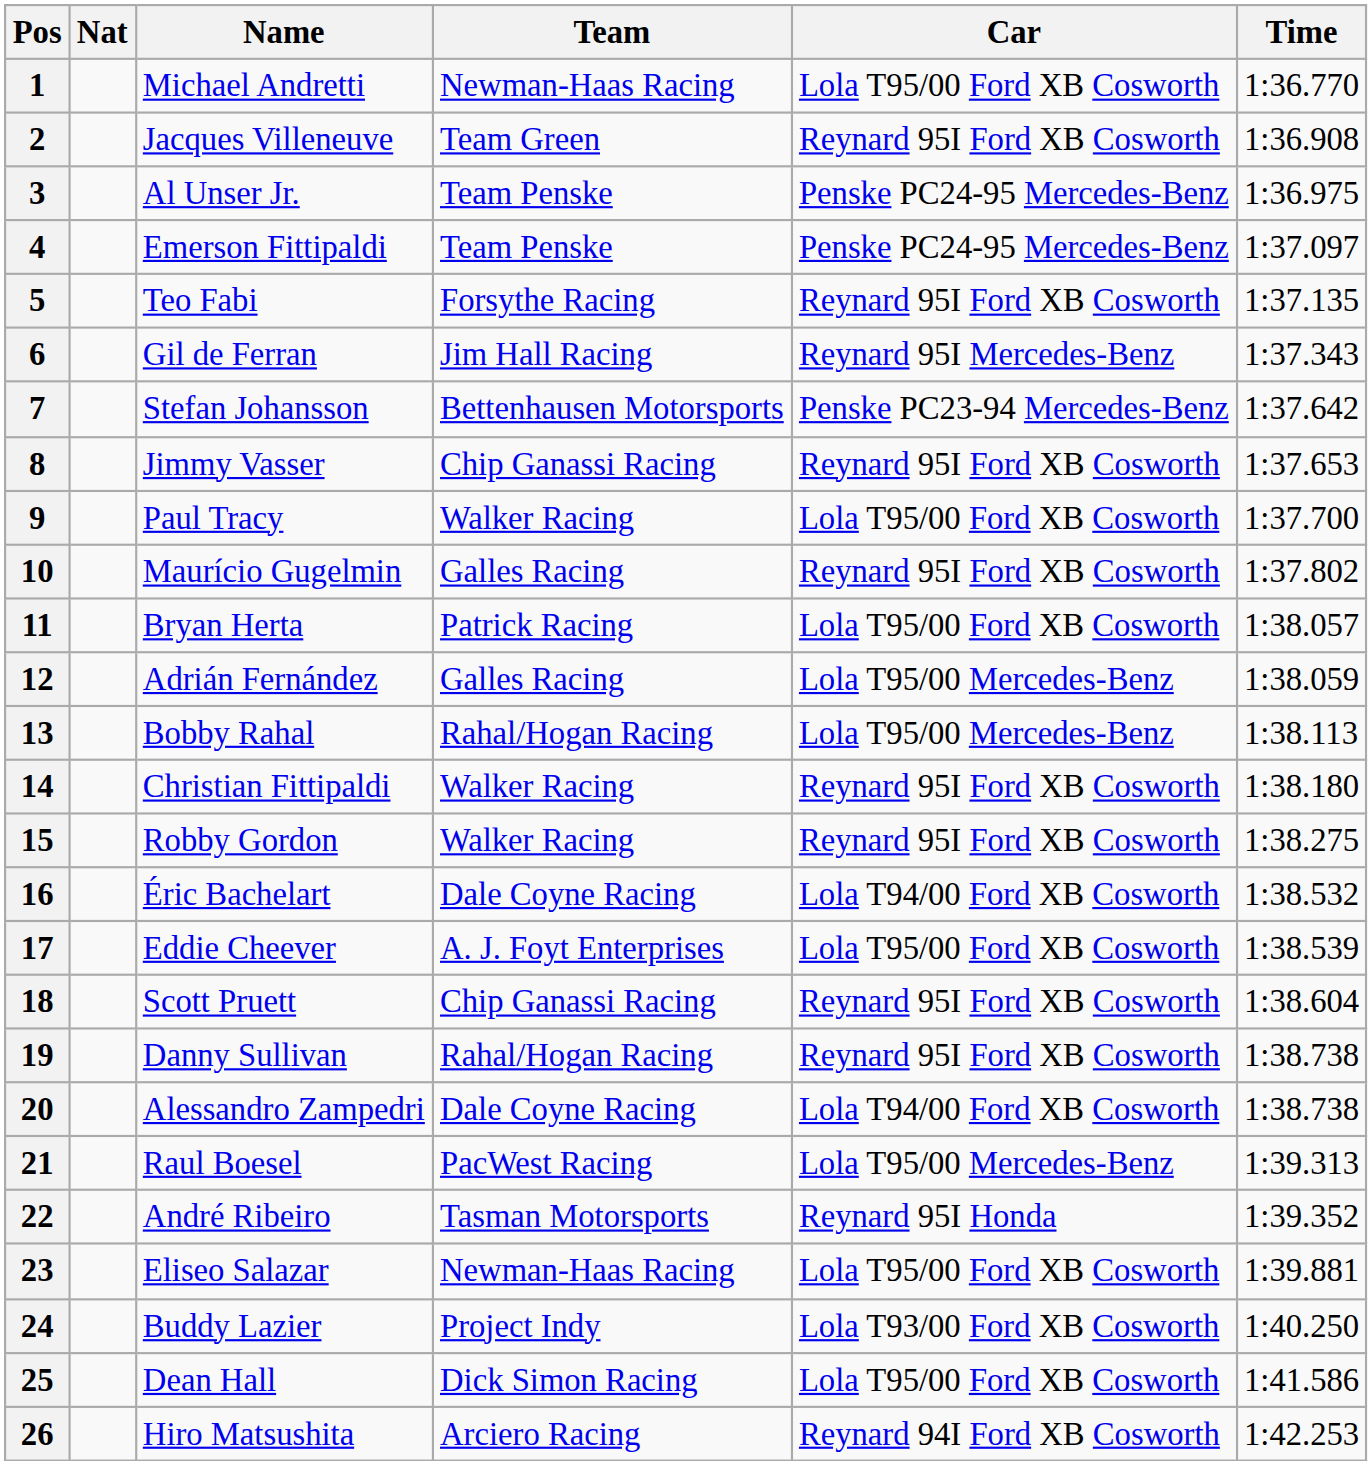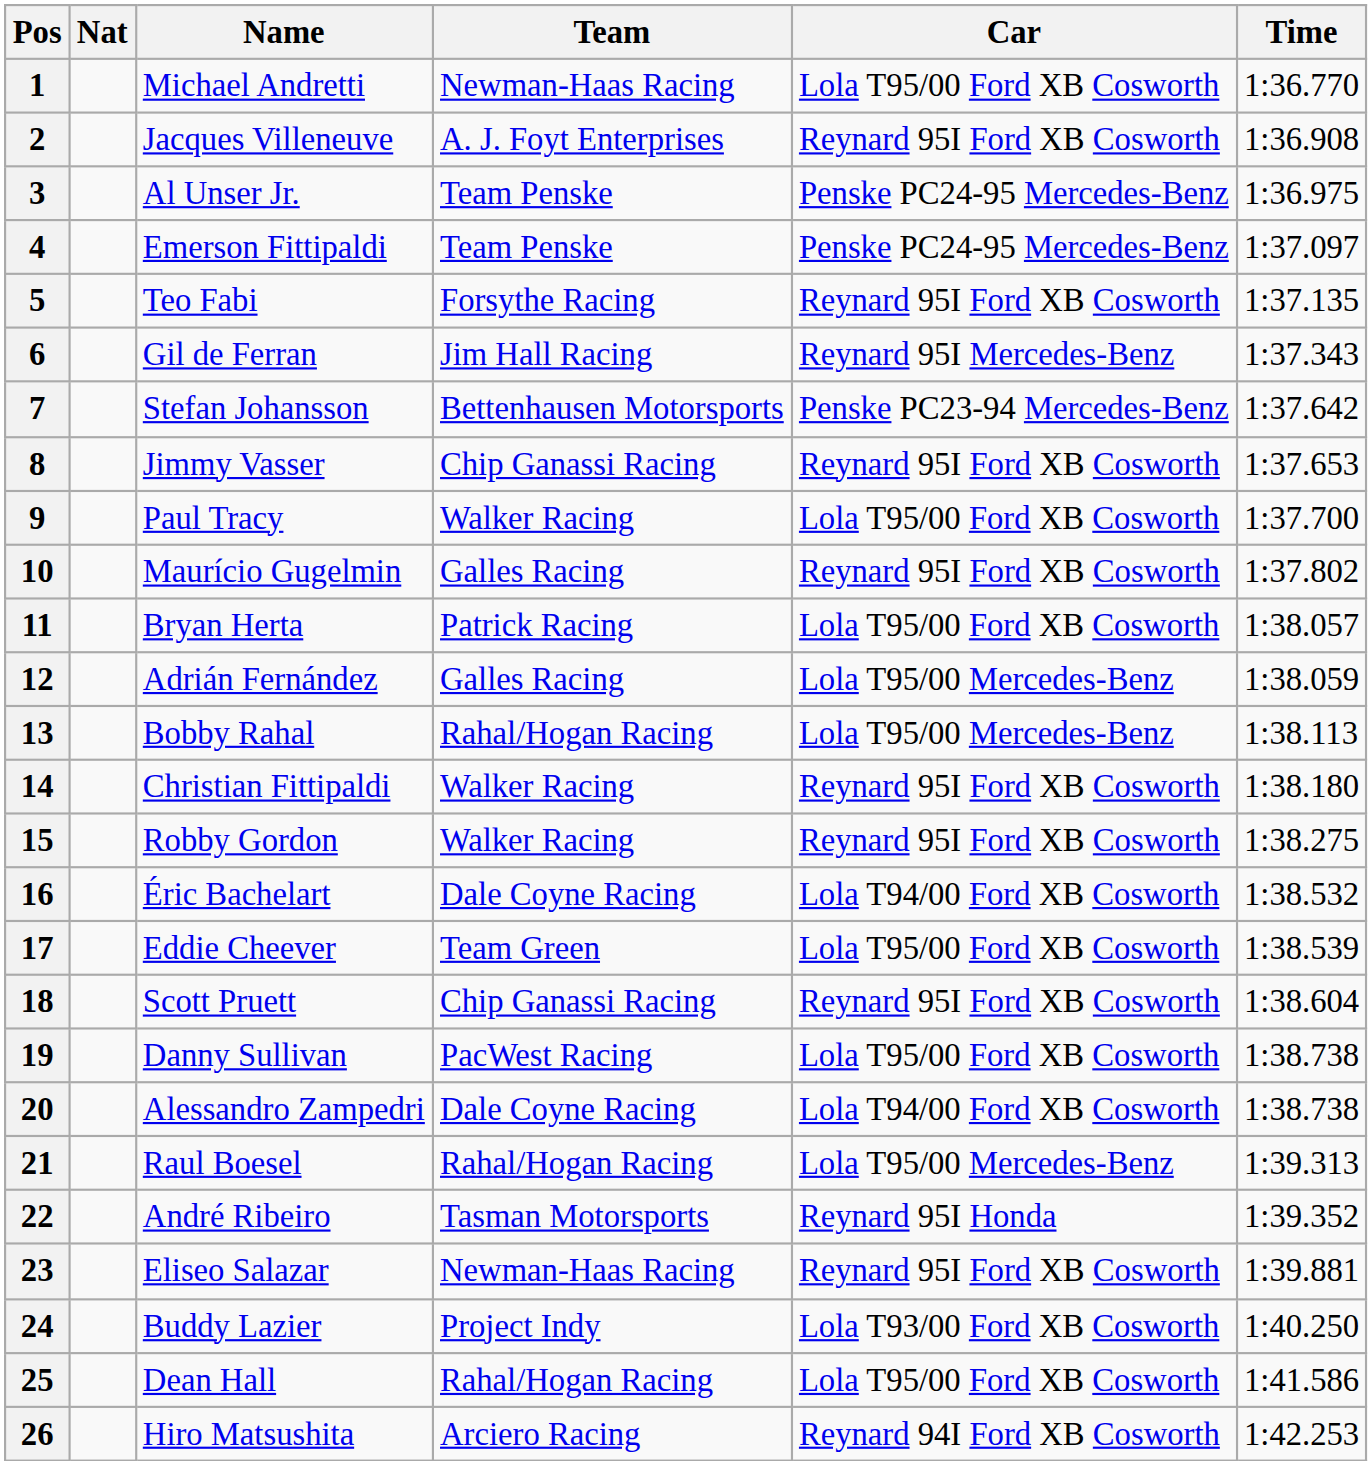(520, 139) Team Green -> (582, 139) A. J. Foyt Enterprises
(582, 947) A. J. Foyt Enterprises -> (520, 947) Team Green
(576, 1055) Rahal/Hogan Racing -> (546, 1055) PacWest Racing
(1009, 1055) Reynard 95I Ford XB Cosworth -> (1009, 1055) Lola T95/00 Ford XB Cosworth
(546, 1163) PacWest Racing -> (576, 1163) Rahal/Hogan Racing
(1009, 1270) Lola T95/00 Ford XB Cosworth -> (1009, 1270) Reynard 95I Ford XB Cosworth
(569, 1378) Dick Simon Racing -> (576, 1378) Rahal/Hogan Racing
